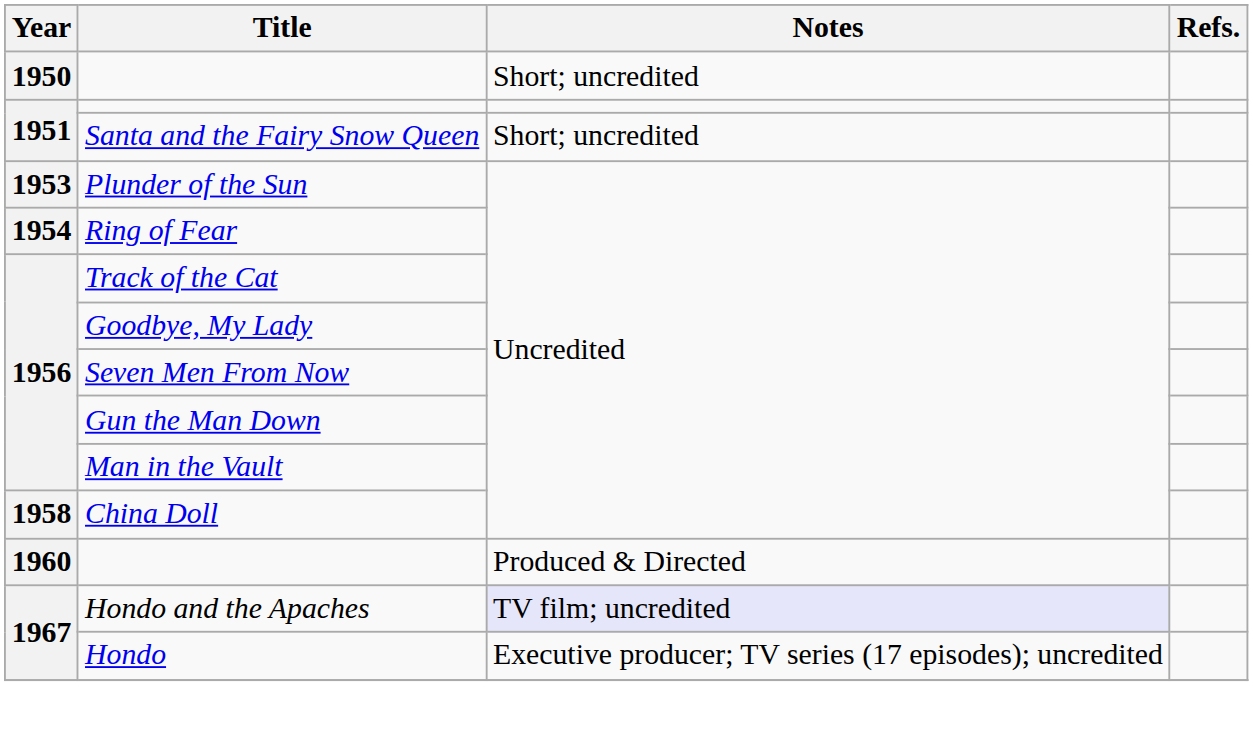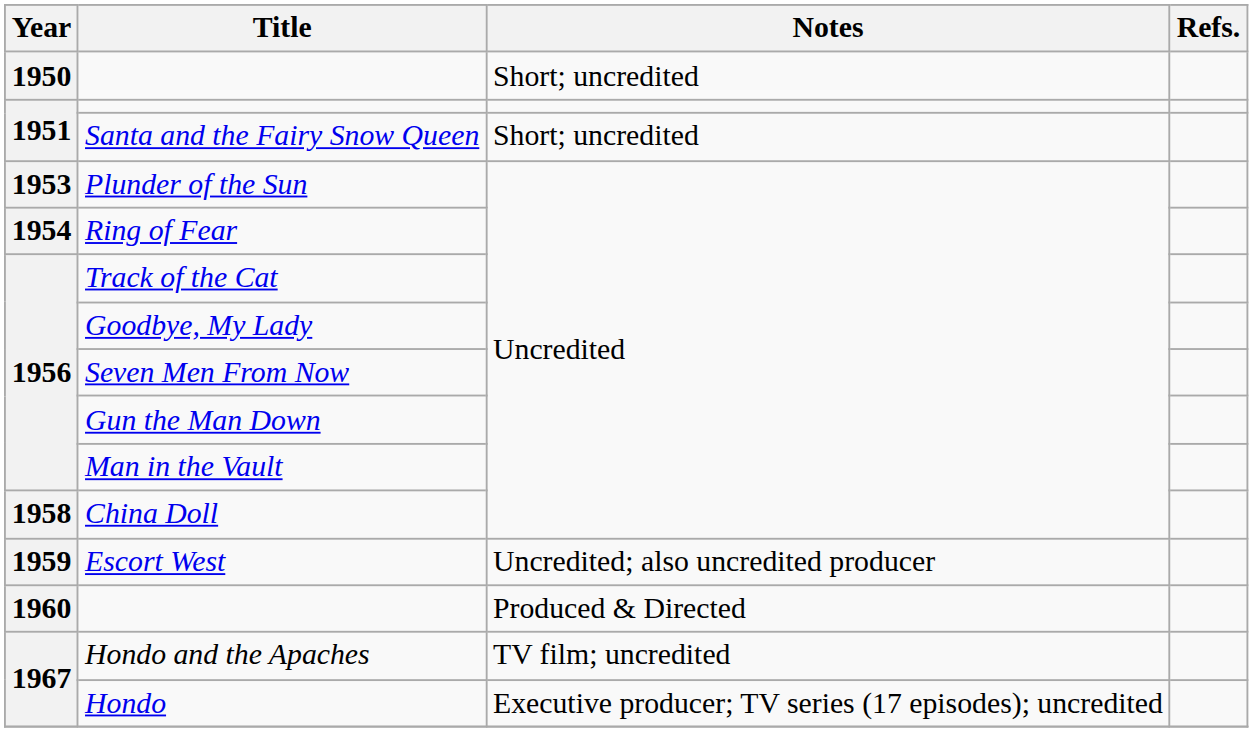+ row: (42, 560)
(612, 608) lavender background -> (612, 655) no background
